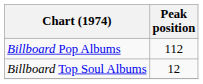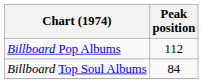(174, 68) 12 -> (174, 68) 84
